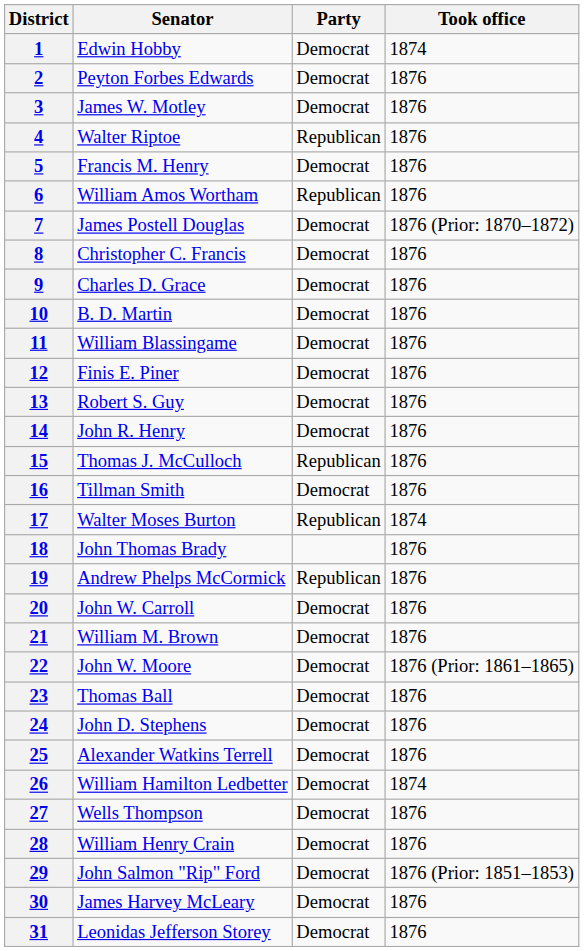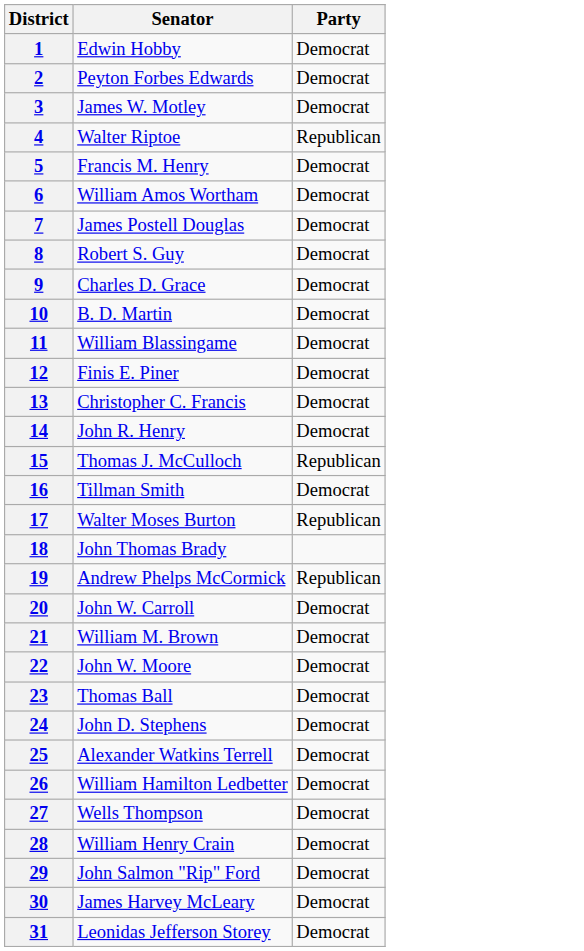- column: (482, 19)
(339, 195) Republican -> (333, 195) Democrat
(161, 254) Christopher C. Francis -> (131, 254) Robert S. Guy
(131, 401) Robert S. Guy -> (161, 401) Christopher C. Francis
